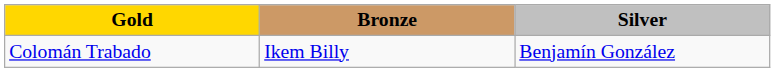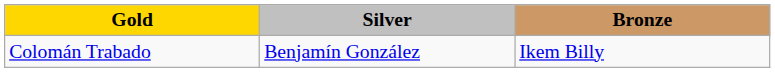columns swapped: (642, 20) <-> (387, 20)
